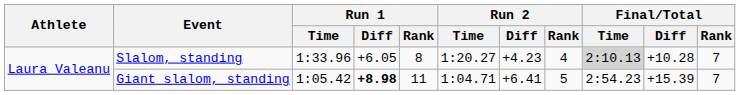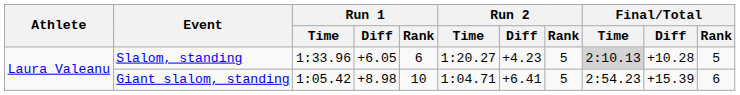(419, 58) 8 -> (419, 58) 6
(564, 58) 4 -> (564, 58) 5
(716, 58) 7 -> (716, 58) 5
(377, 79) bold -> (377, 79) normal
(419, 79) 11 -> (419, 79) 10
(716, 79) 7 -> (716, 79) 6
